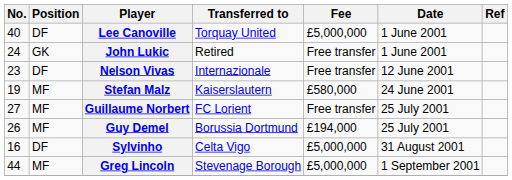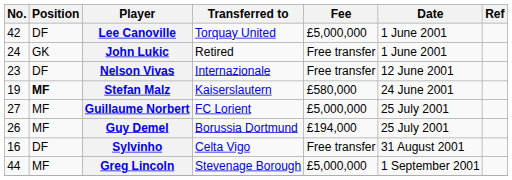(14, 33) 40 -> (14, 33) 42
(41, 90) normal -> (41, 90) bold
(341, 109) Free transfer -> (337, 109) £5,000,000
(337, 147) £5,000,000 -> (341, 147) Free transfer
